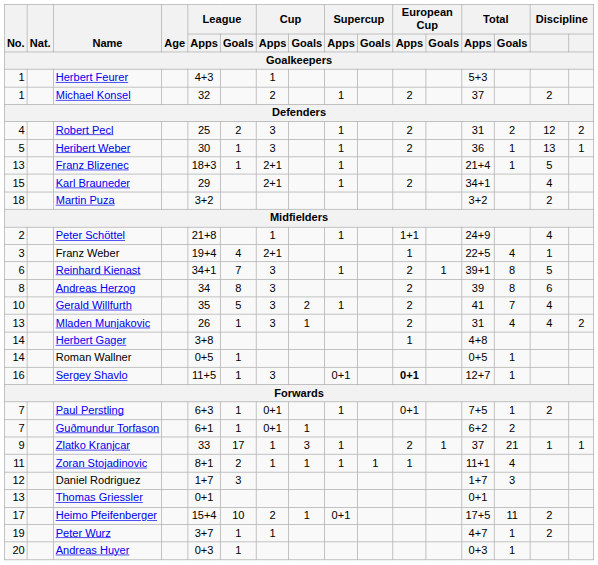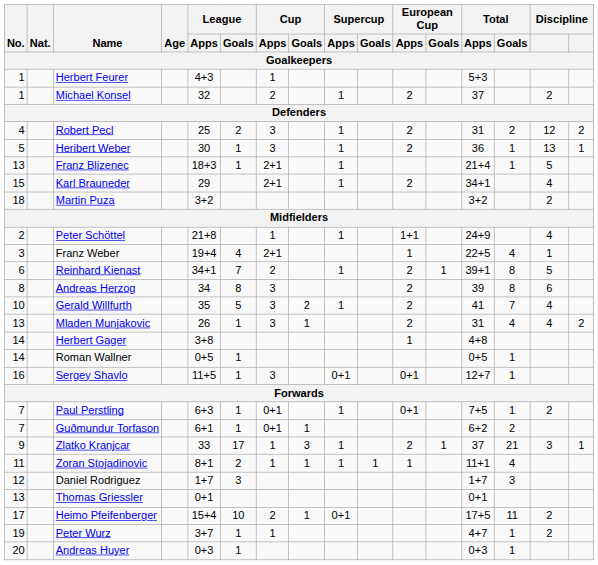(273, 270) 3 -> (273, 270) 2
(409, 375) bold -> (409, 375) normal
(549, 445) 1 -> (549, 445) 3
